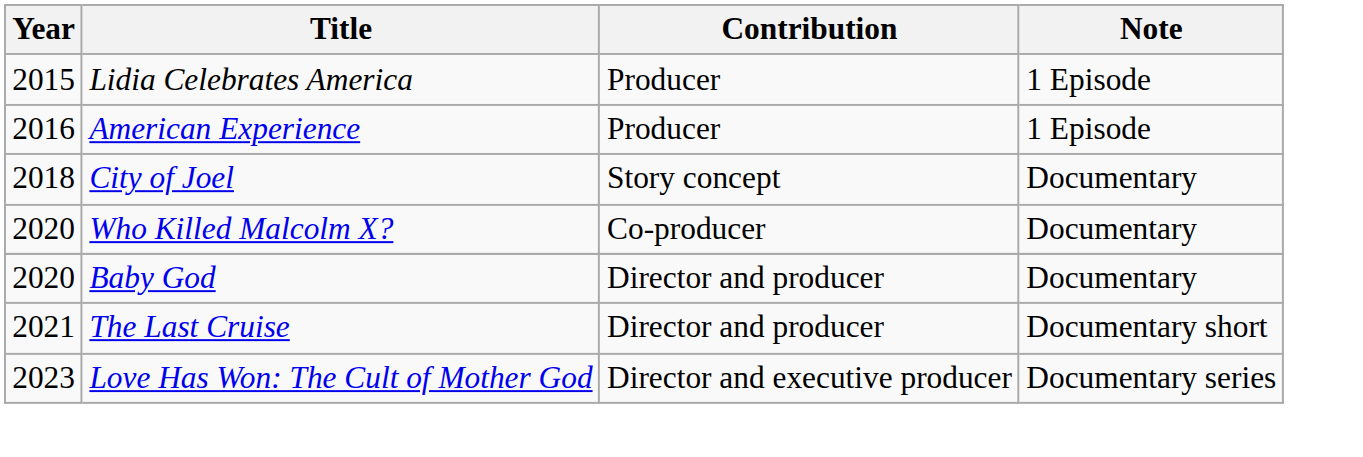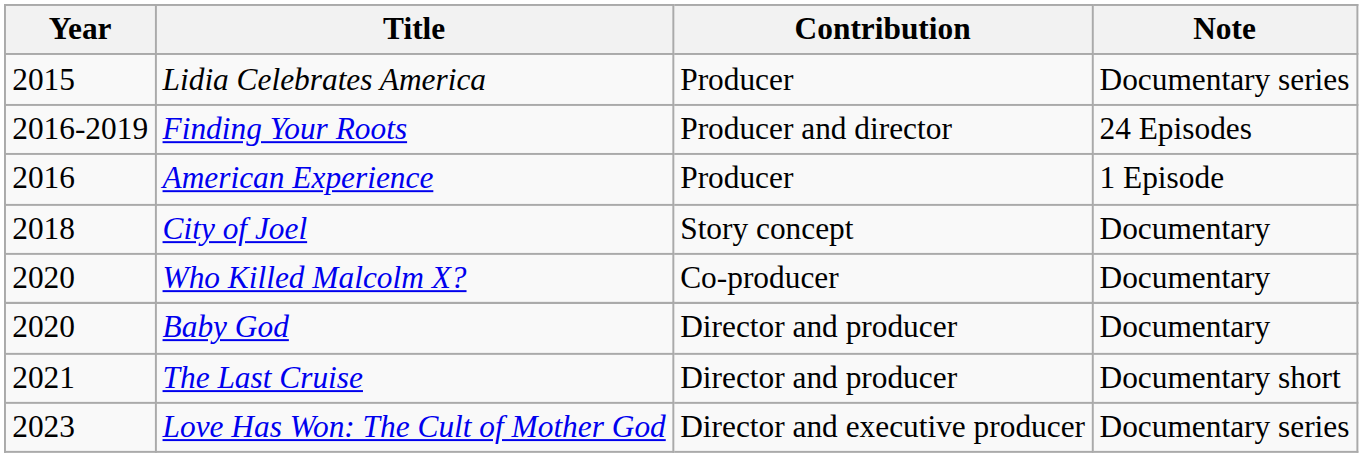(1089, 79) 1 Episode -> (1224, 79) Documentary series
+ row: (285, 128)
